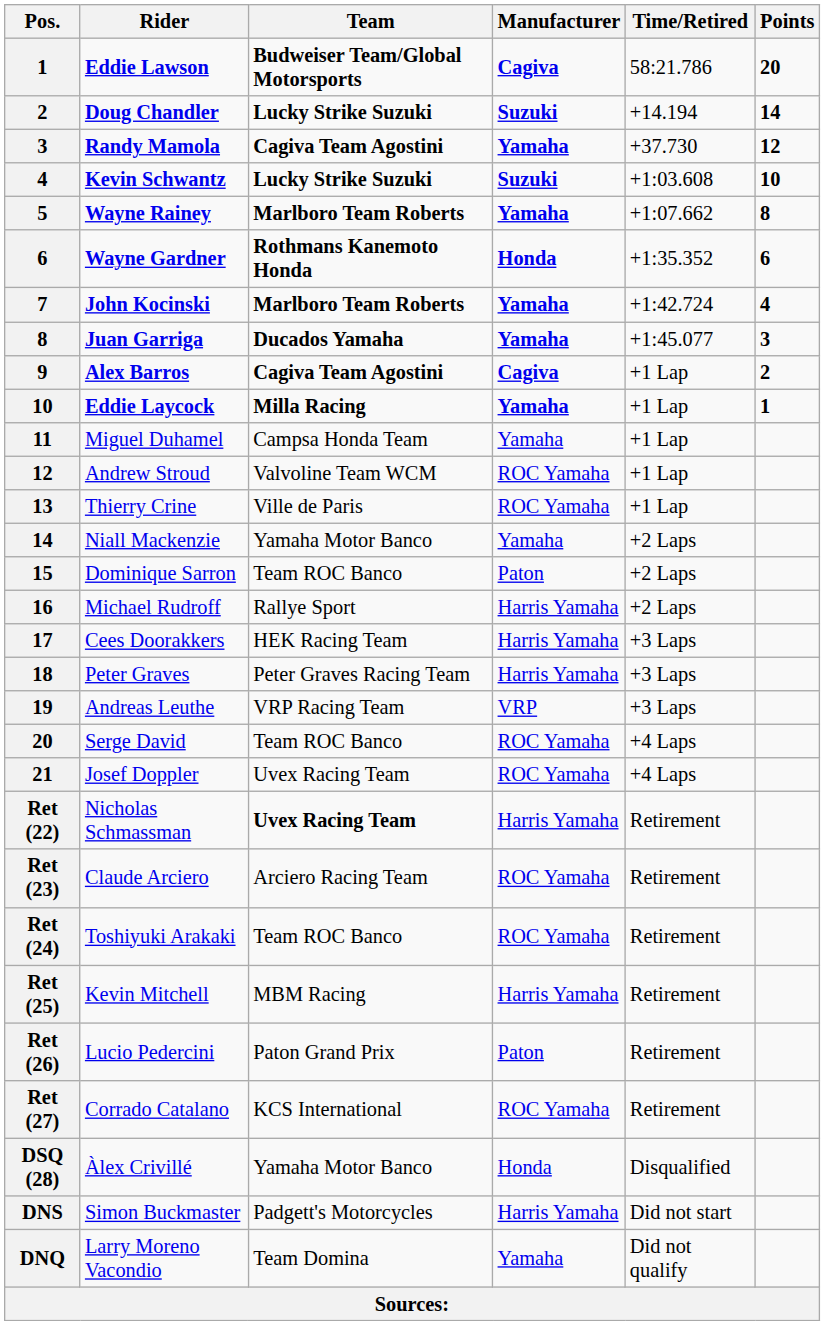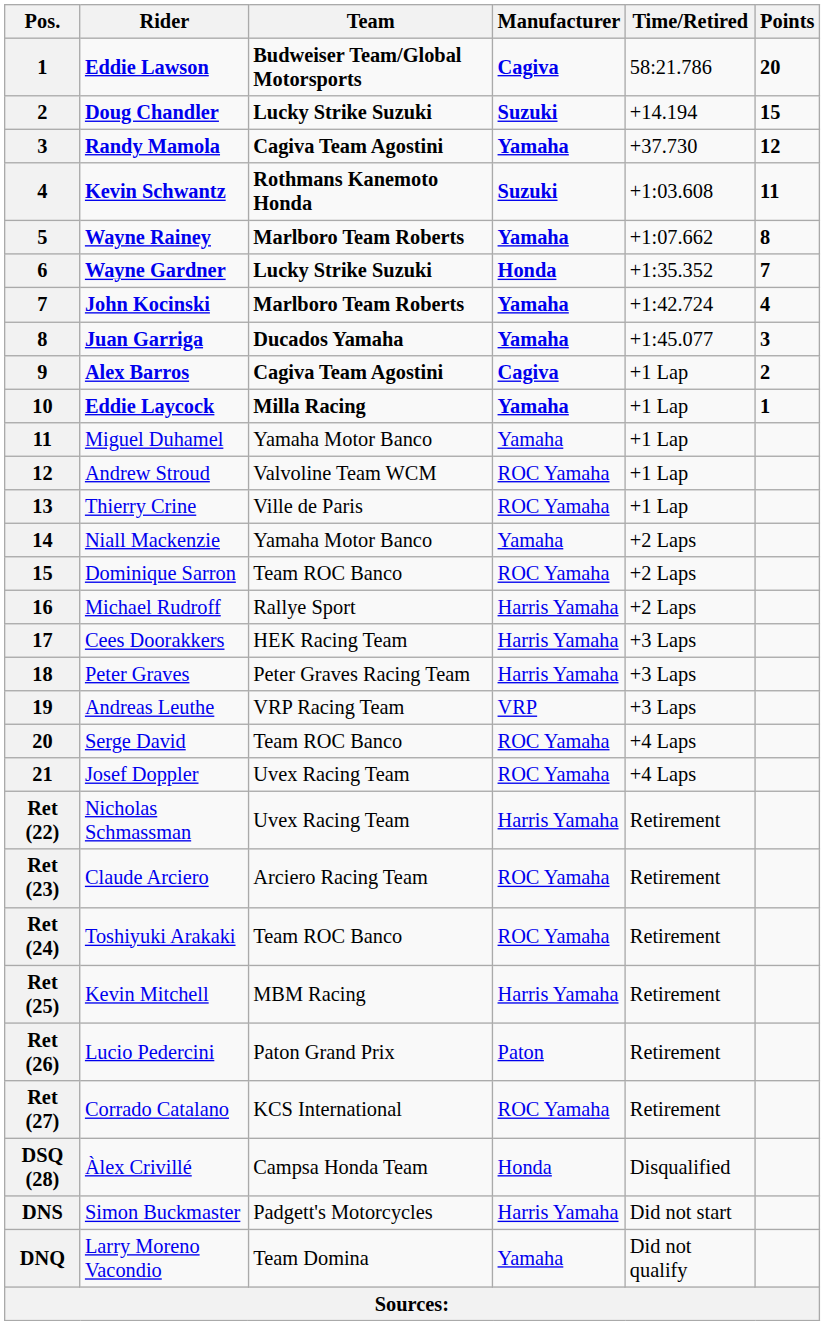(770, 112) 14 -> (770, 112) 15
(343, 179) Lucky Strike Suzuki -> (346, 191) Rothmans Kanemoto Honda
(770, 179) 10 -> (770, 191) 11
(346, 259) Rothmans Kanemoto Honda -> (343, 271) Lucky Strike Suzuki
(765, 259) 6 -> (765, 271) 7
(341, 439) Campsa Honda Team -> (343, 439) Yamaha Motor Banco
(521, 573) Paton -> (554, 573) ROC Yamaha
(335, 820) bold -> (331, 820) normal
(343, 1166) Yamaha Motor Banco -> (341, 1166) Campsa Honda Team
